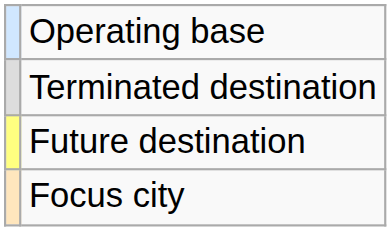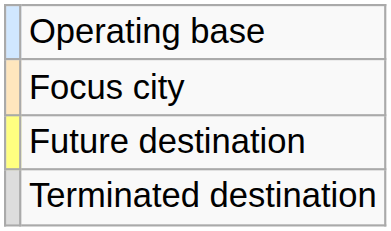rows swapped: (107, 196) <-> (203, 86)
